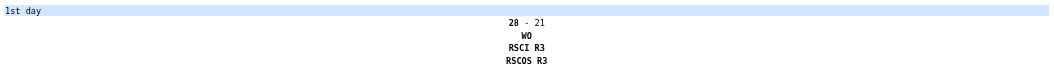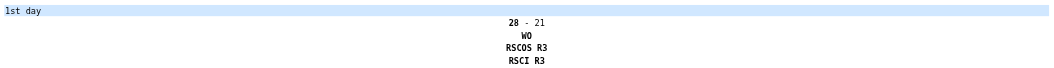rows swapped: (527, 61) <-> (527, 48)
